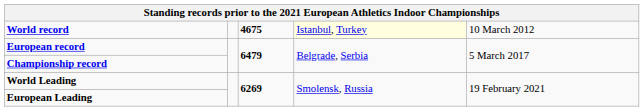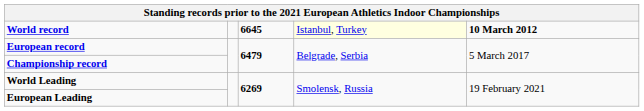(251, 30) 4675 -> (251, 30) 6645
(502, 30) normal -> (503, 30) bold
